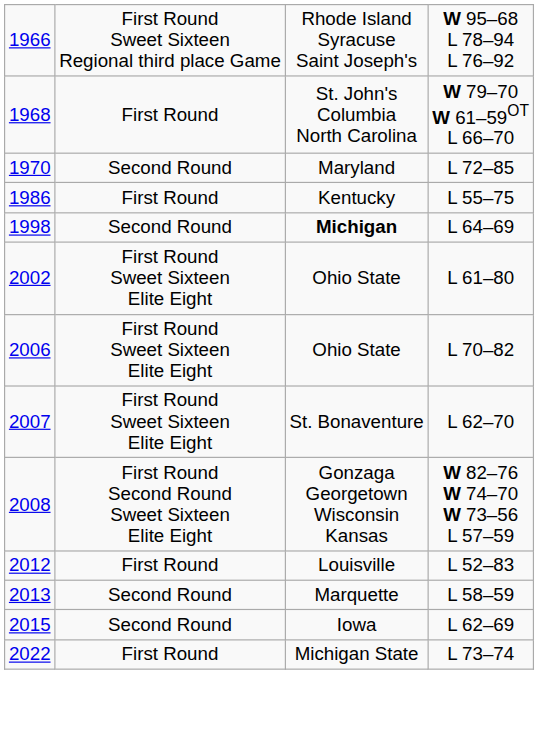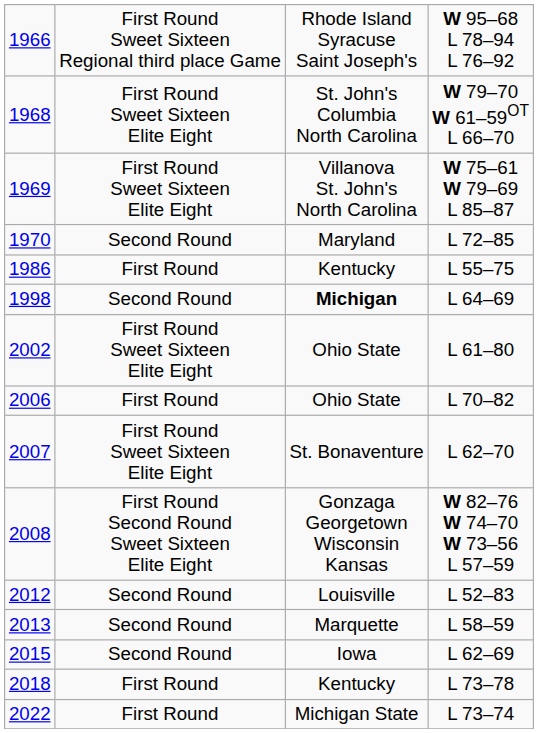(170, 114) First Round -> (170, 114) First Round Sweet Sixteen Elite Eight
+ row: (30, 189)
(170, 349) First Round Sweet Sixteen Elite Eight -> (170, 400) First Round
(170, 565) First Round -> (170, 595) Second Round
+ row: (30, 684)
